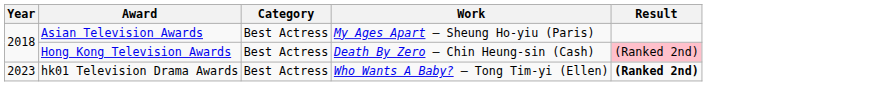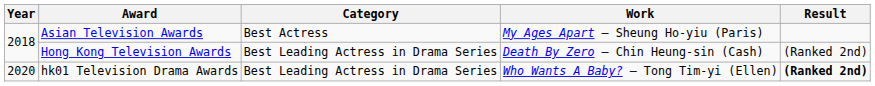(286, 52) Best Actress -> (371, 52) Best Leading Actress in Drama Series
(656, 52) pink background -> (826, 52) no background
(21, 71) 2023 -> (21, 71) 2020
(286, 71) Best Actress -> (371, 71) Best Leading Actress in Drama Series
